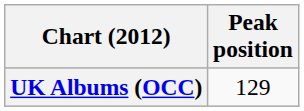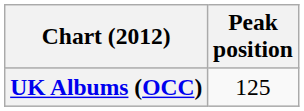(253, 86) 129 -> (253, 86) 125
